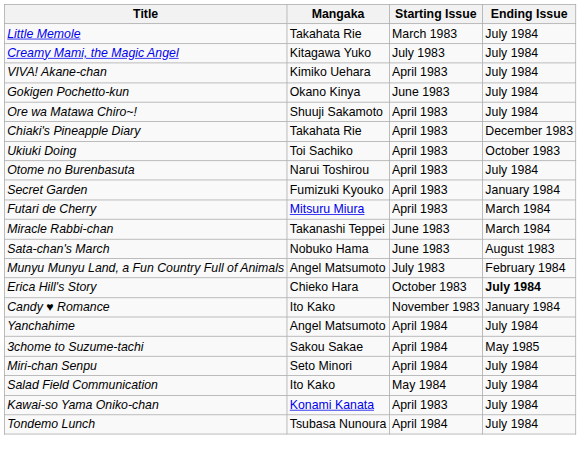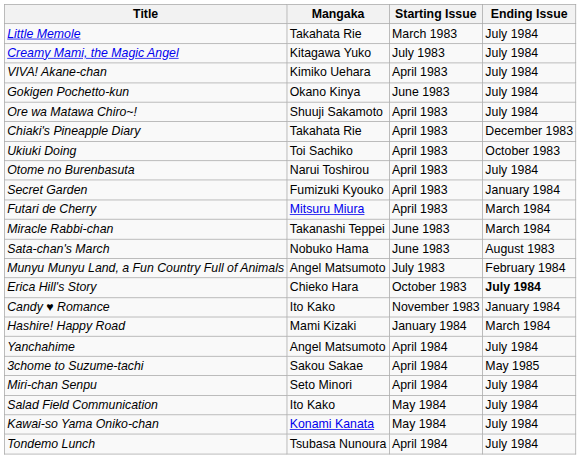+ row: (66, 326)
(420, 405) April 1983 -> (419, 424) May 1984
